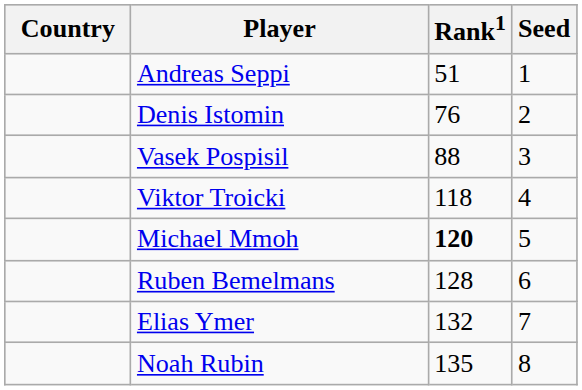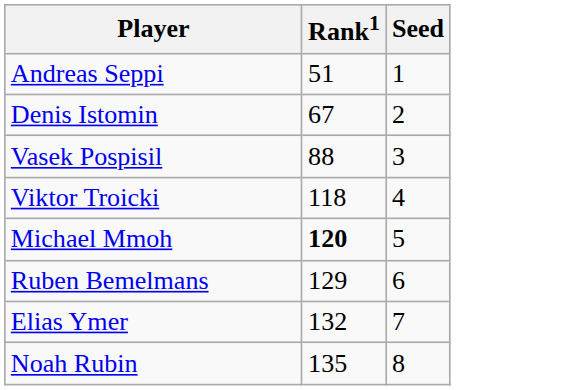- column: (68, 28)
(447, 114) 76 -> (321, 114) 67
(454, 280) 128 -> (328, 280) 129
